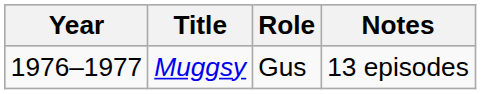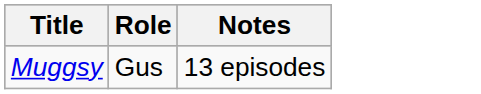- column: (77, 25)
